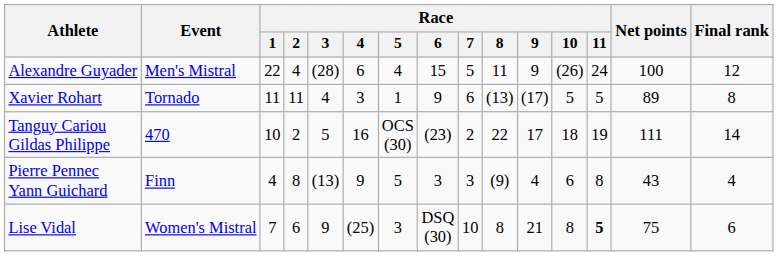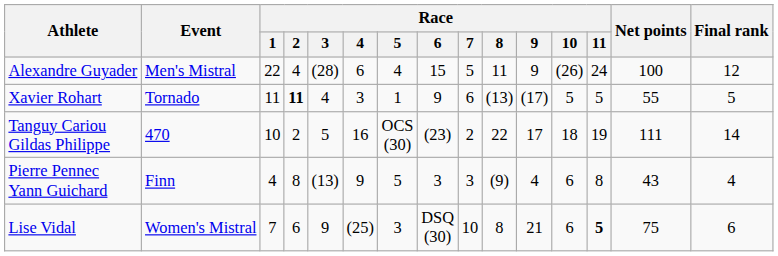(296, 98) normal -> (296, 98) bold
(651, 98) 89 -> (651, 98) 55
(732, 98) 8 -> (731, 98) 5
(570, 227) 8 -> (570, 227) 6
